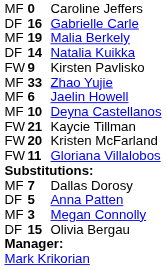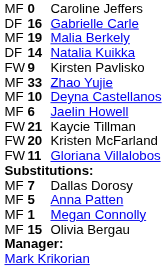rows swapped: (89, 97) <-> (106, 111)
(13, 200) DF -> (14, 200) MF
(31, 214) 3 -> (31, 214) 1
(13, 229) DF -> (14, 229) MF
